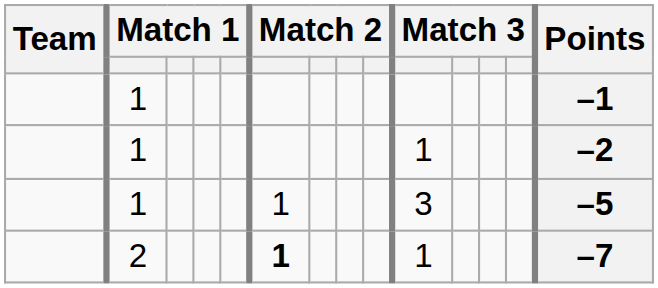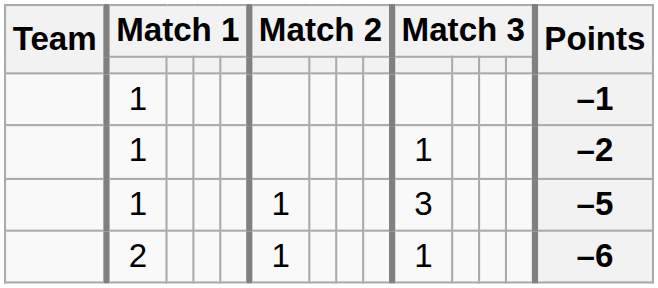(281, 256) bold -> (281, 256) normal
(595, 256) –7 -> (595, 256) –6
